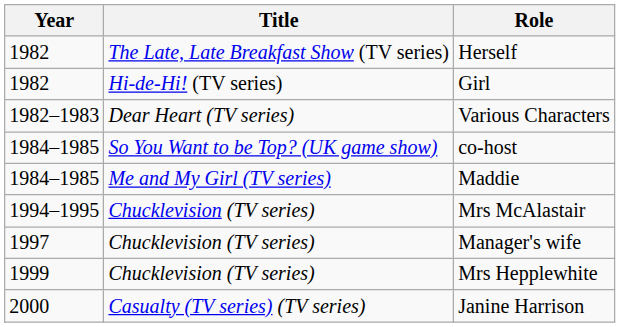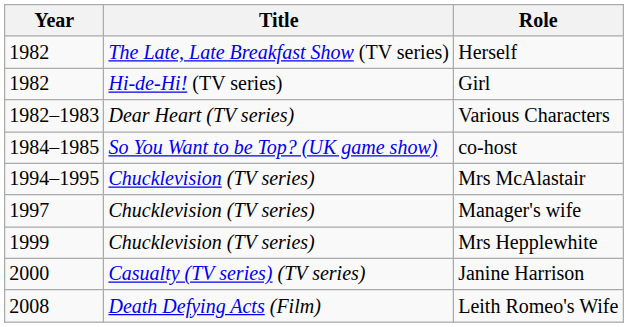- row: (489, 178)
+ row: (538, 305)
